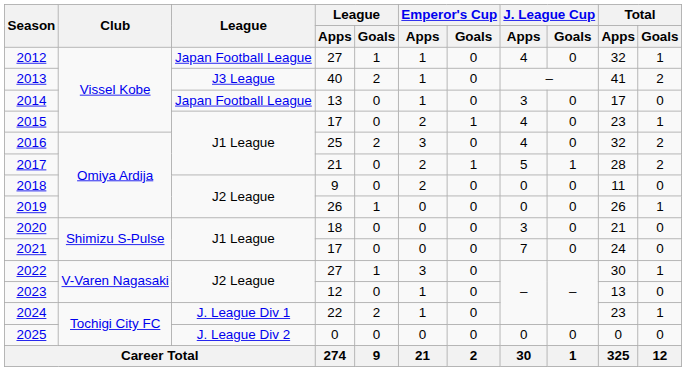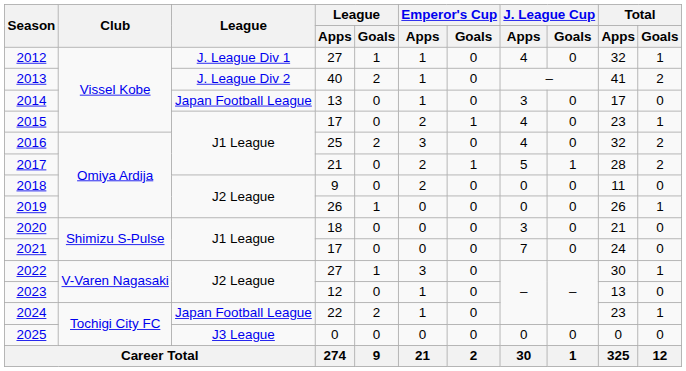(243, 57) Japan Football League -> (243, 57) J. League Div 1
(243, 79) J3 League -> (243, 79) J. League Div 2
(243, 313) J. League Div 1 -> (243, 313) Japan Football League
(243, 334) J. League Div 2 -> (243, 334) J3 League
